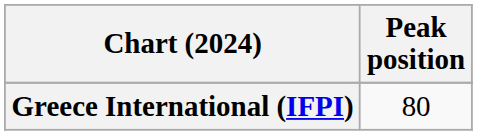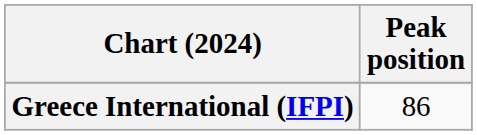(416, 105) 80 -> (416, 105) 86
